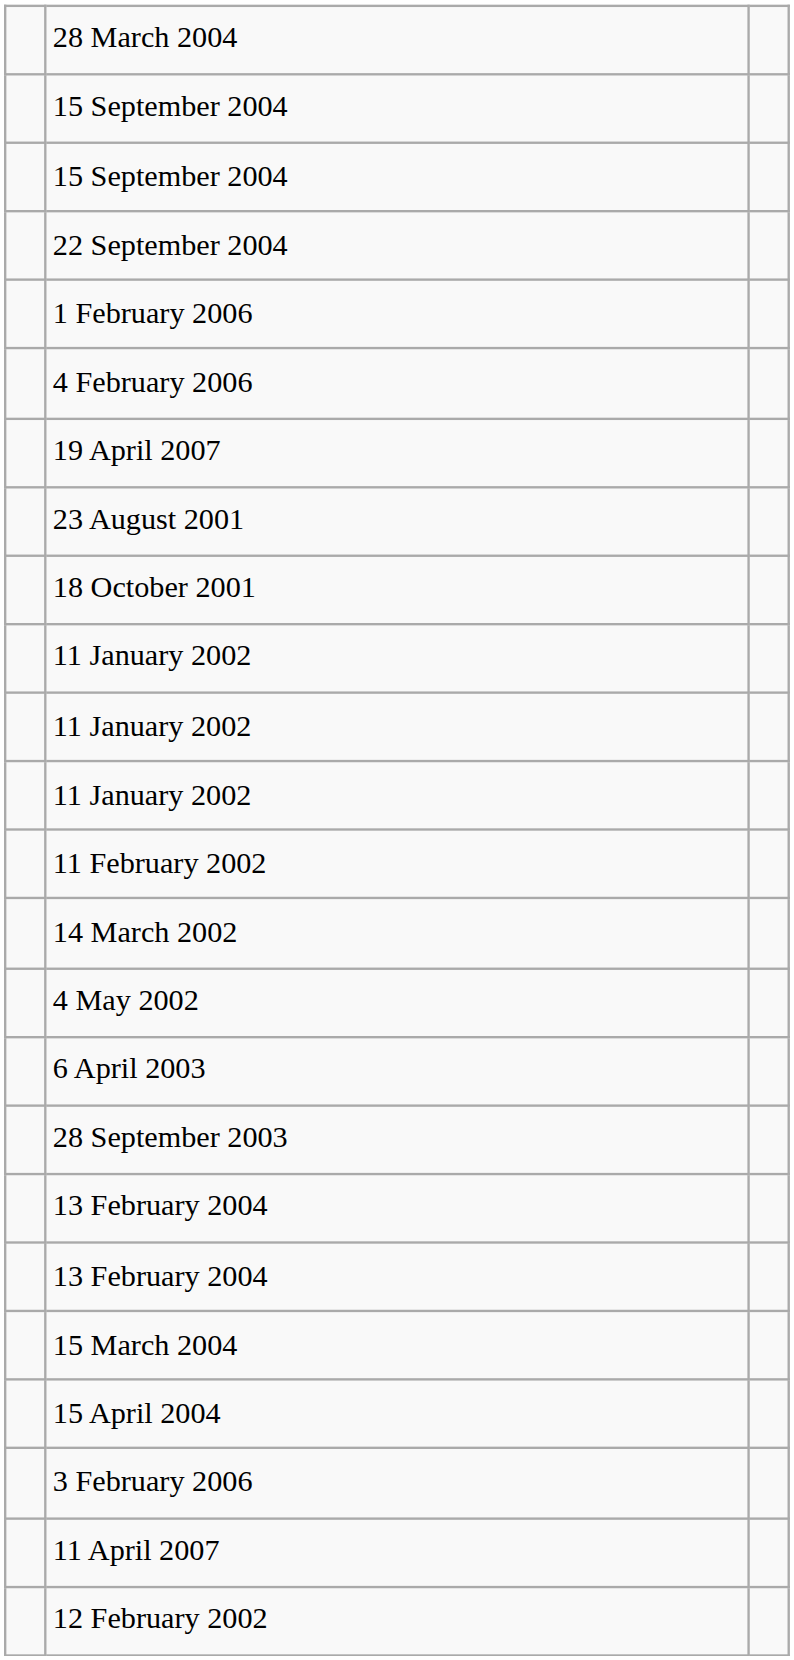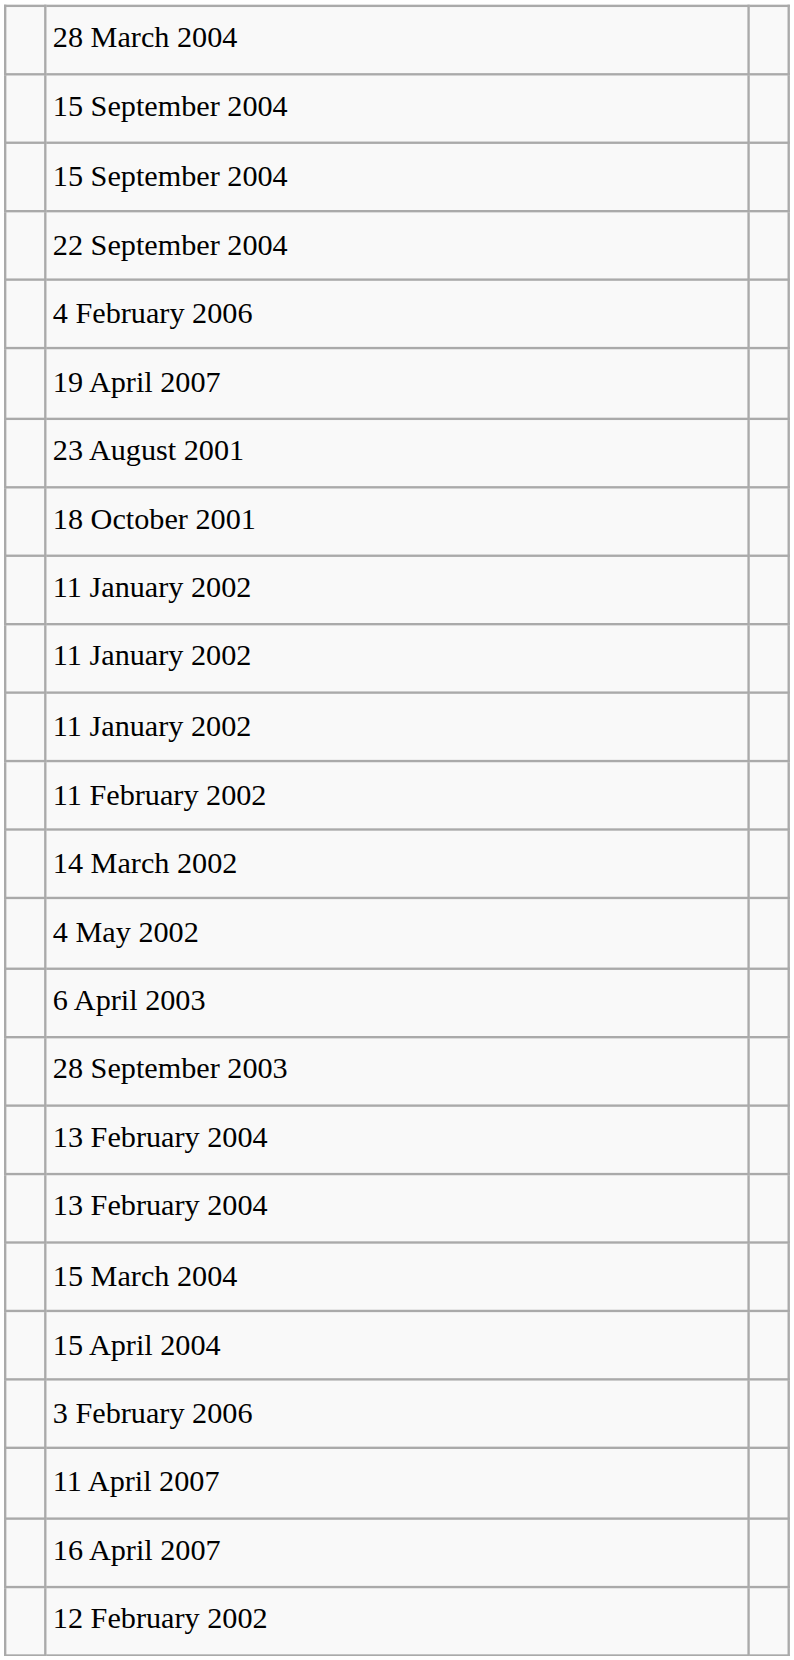- row: (25, 315)
+ row: (25, 1552)
